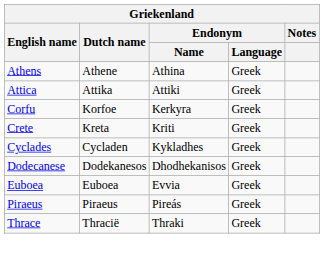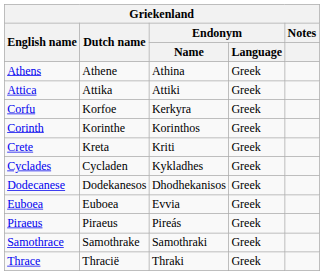+ row: (25, 128)
+ row: (35, 242)
